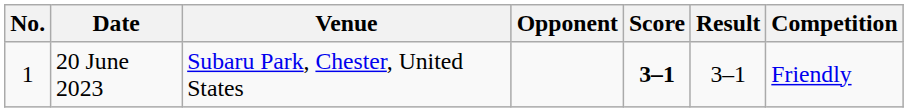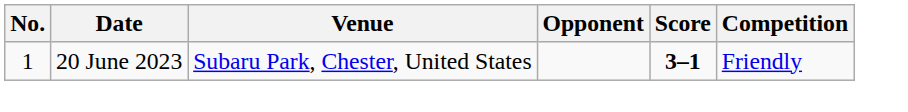- column: (728, 23)
